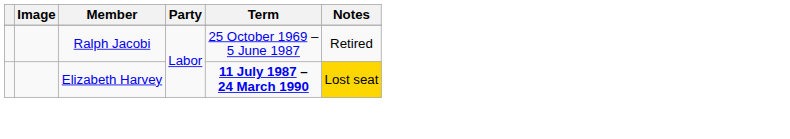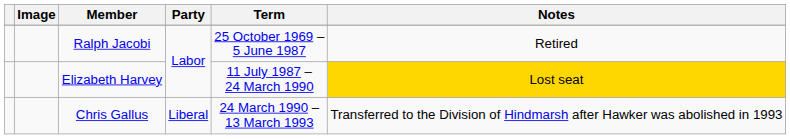(263, 79) bold -> (269, 79) normal
+ row: (112, 115)
